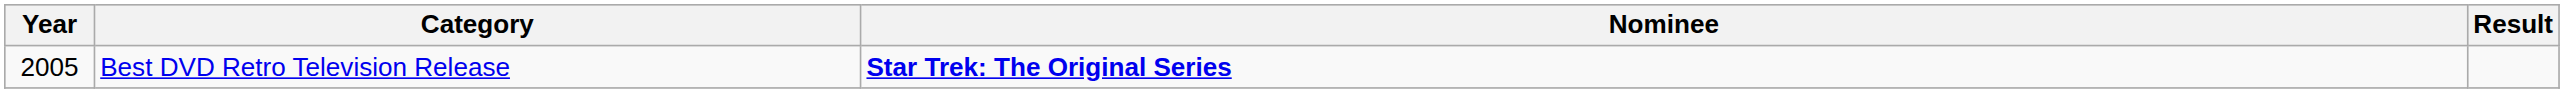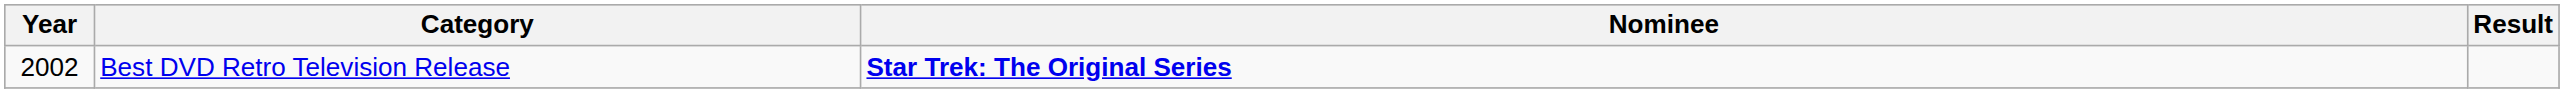(50, 66) 2005 -> (50, 66) 2002
